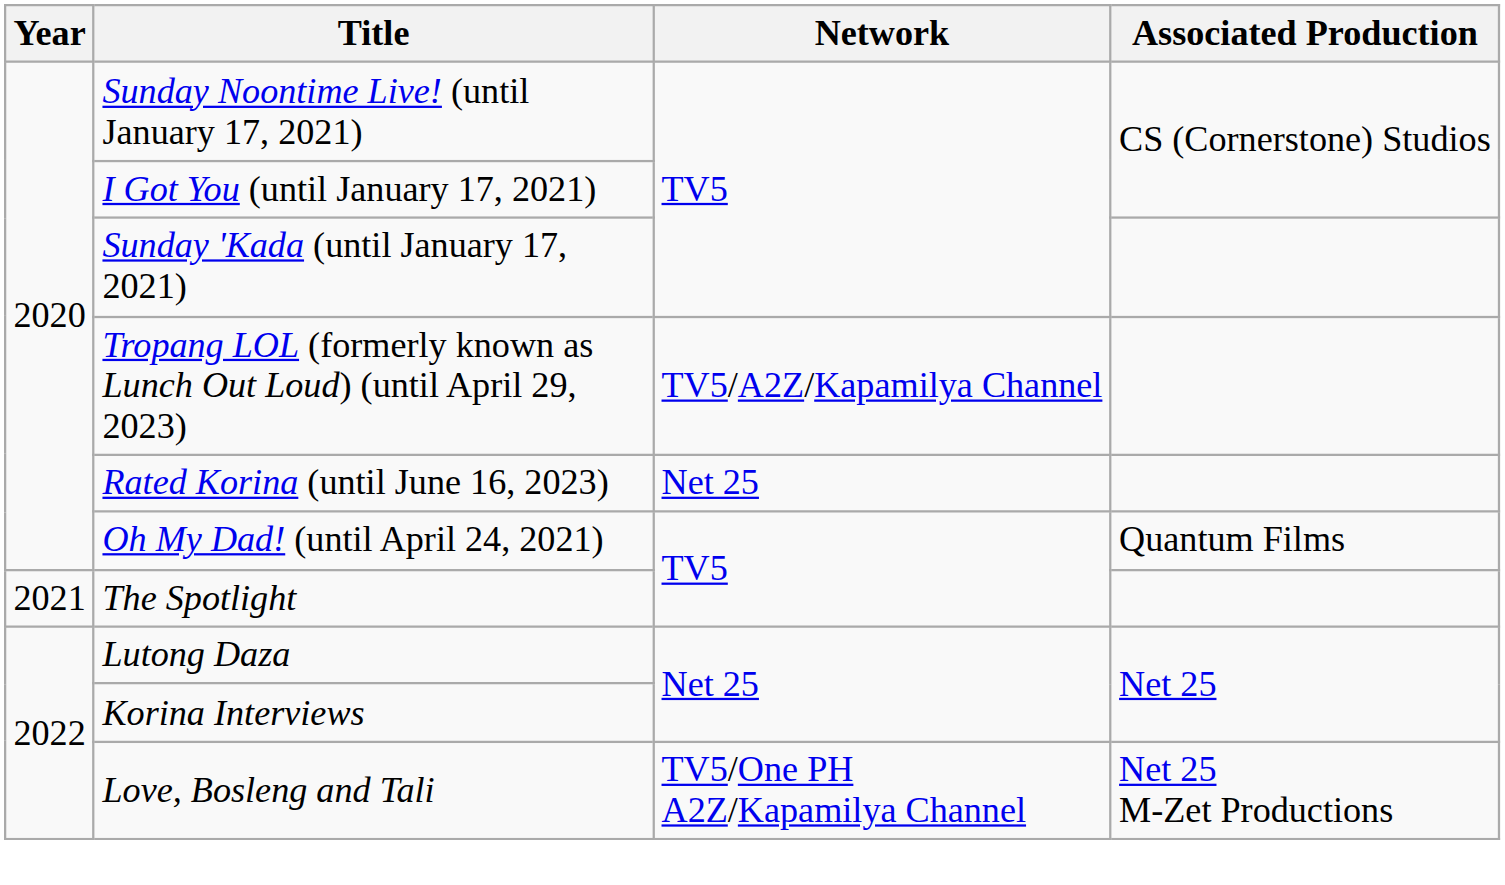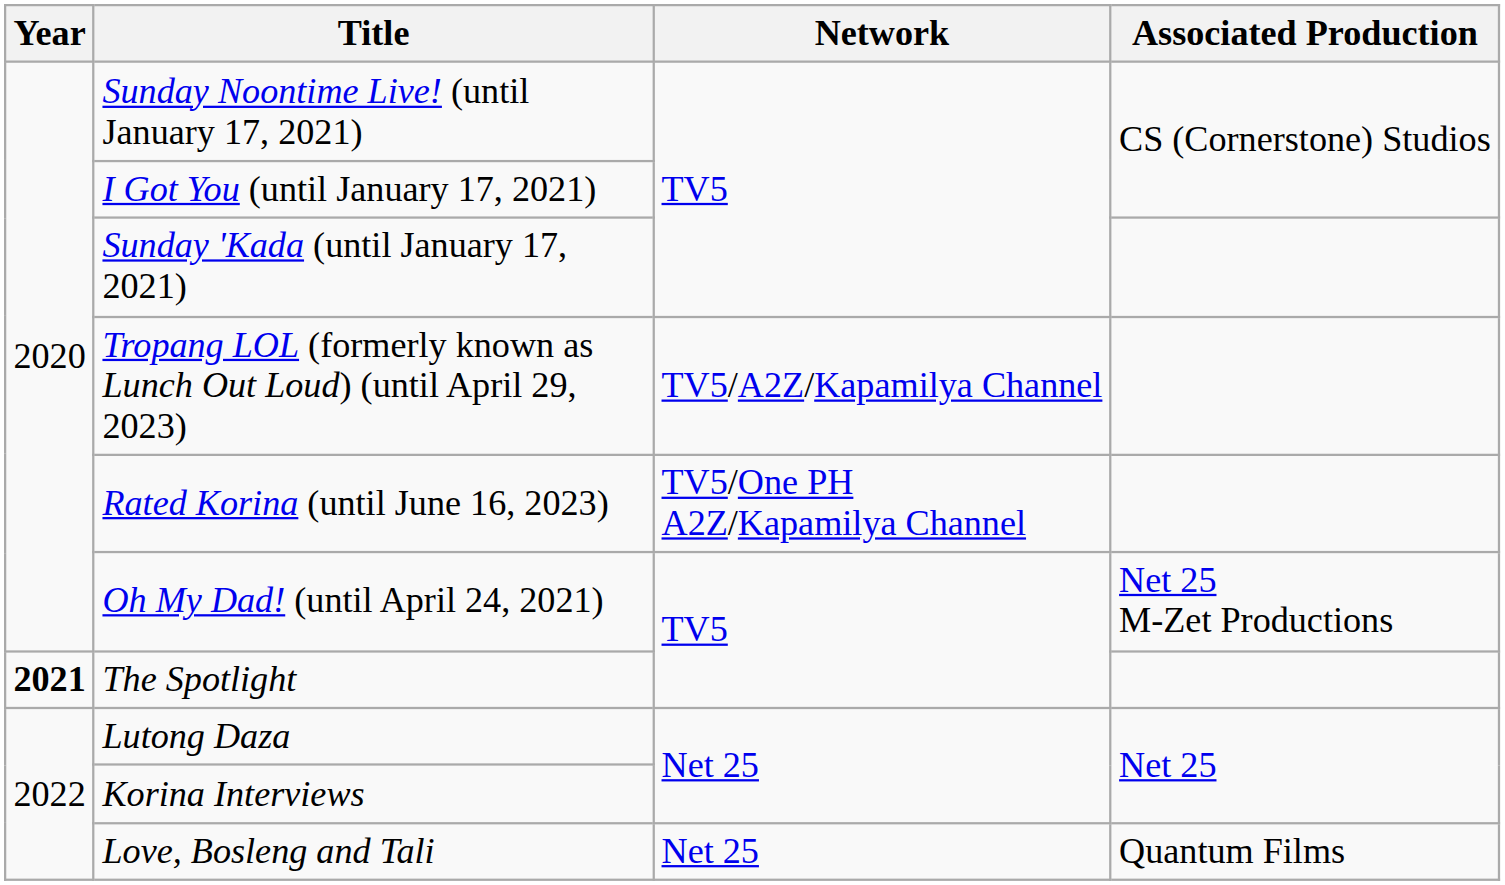(710, 482) Net 25 -> (844, 502) TV5/One PH A2Z/Kapamilya Channel
(1232, 539) Quantum Films -> (1256, 600) Net 25 M-Zet Productions
(50, 597) normal -> (50, 678) bold
(844, 789) TV5/One PH A2Z/Kapamilya Channel -> (710, 850) Net 25
(1256, 789) Net 25 M-Zet Productions -> (1232, 850) Quantum Films
